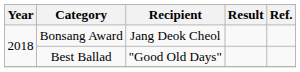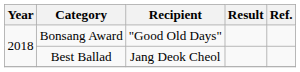(175, 35) Jang Deok Cheol -> (175, 35) "Good Old Days"
(175, 56) "Good Old Days" -> (175, 56) Jang Deok Cheol
